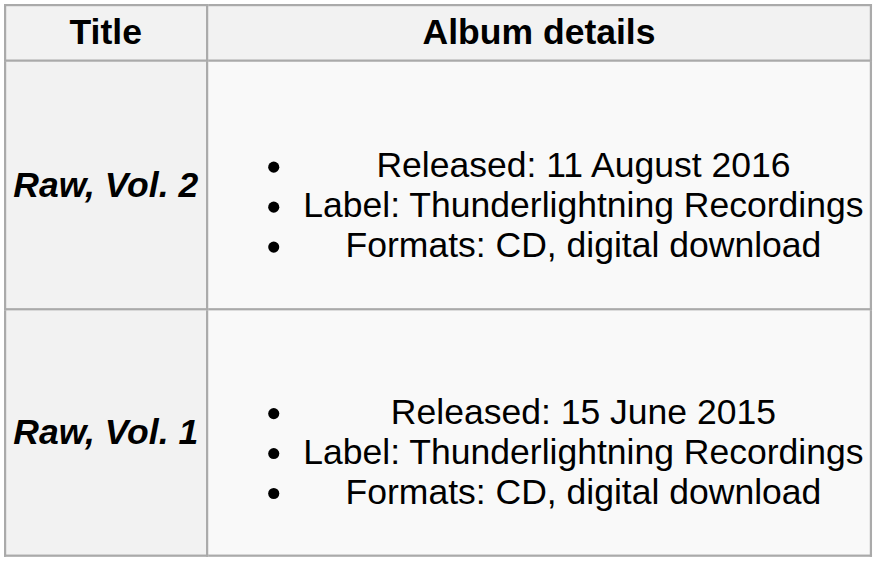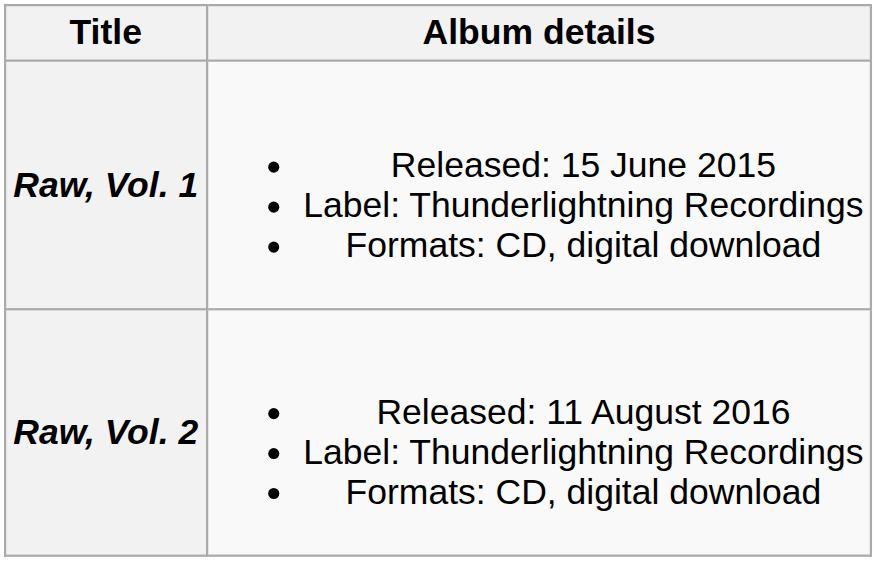rows swapped: (106, 431) <-> (106, 184)
